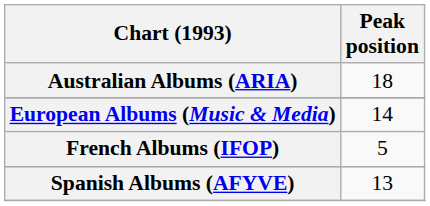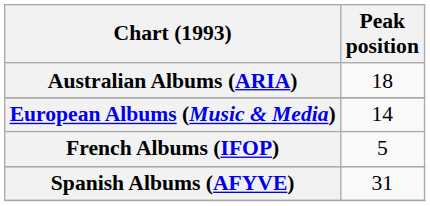(382, 182) 13 -> (382, 182) 31
